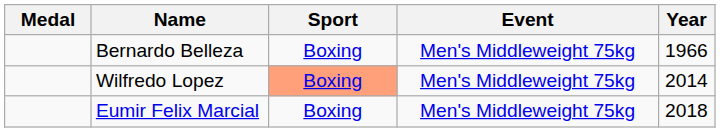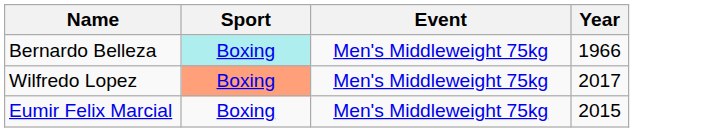- column: (48, 19)
(333, 50) no background -> (246, 50) paleturquoise background
(686, 80) 2014 -> (600, 80) 2017
(686, 111) 2018 -> (600, 111) 2015
